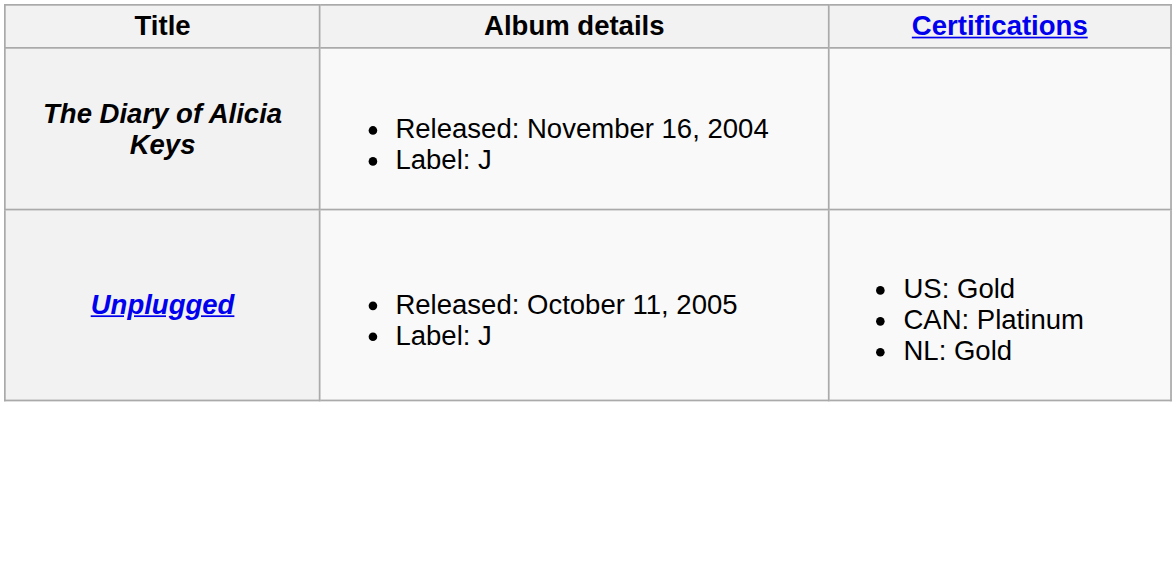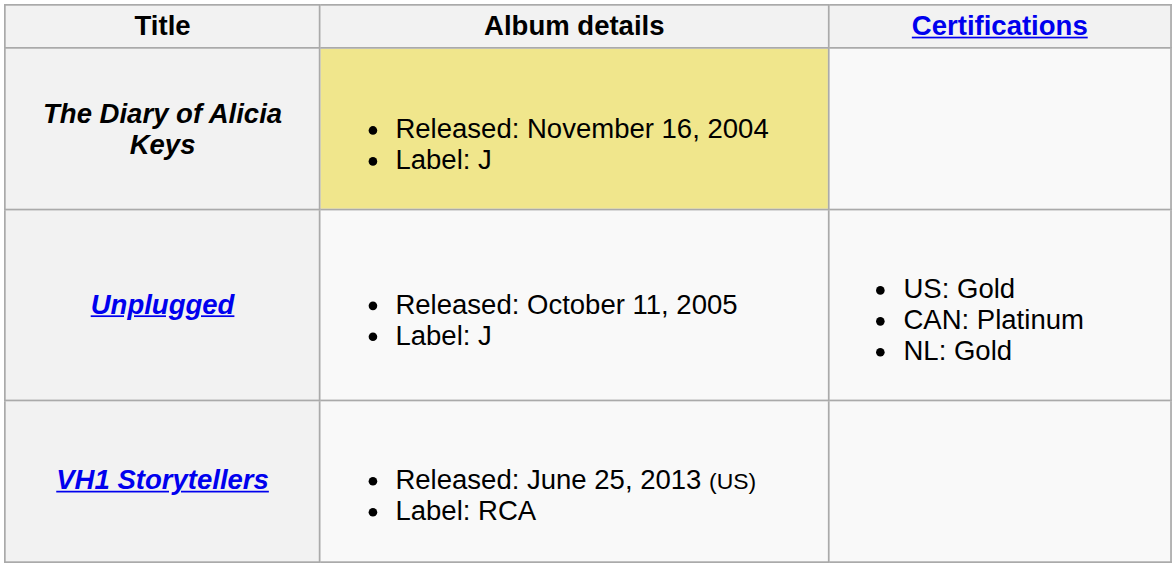(574, 144) no background -> (574, 144) khaki background
+ row: (163, 480)
